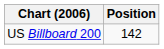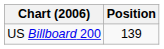(131, 34) 142 -> (131, 34) 139
